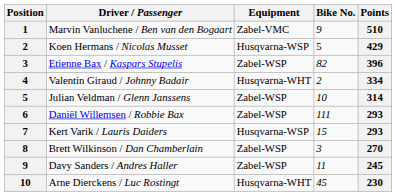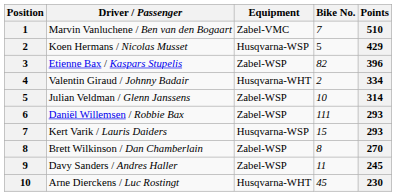(319, 30) 9 -> (319, 30) 7
(319, 149) 3 -> (319, 149) 8
